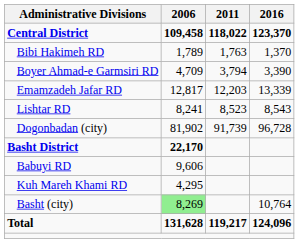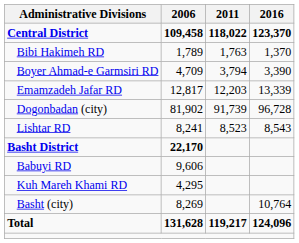rows swapped: (44, 109) <-> (62, 128)
(189, 204) lightgreen background -> (189, 204) no background
